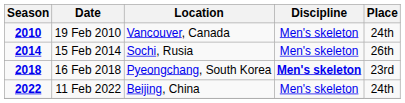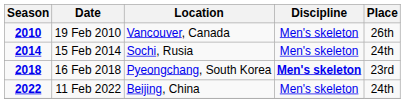(382, 32) 24th -> (382, 32) 26th
(382, 51) 26th -> (382, 51) 24th
